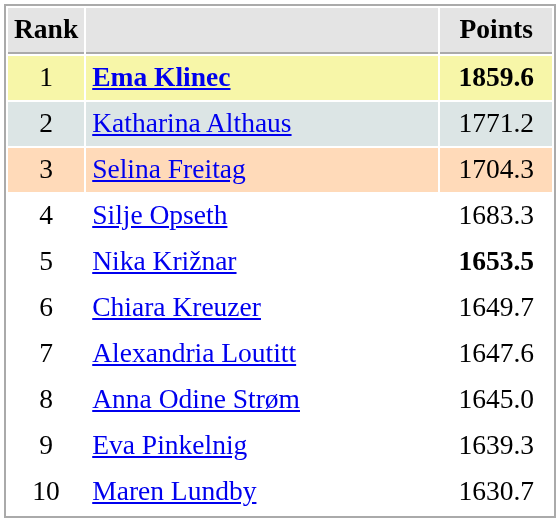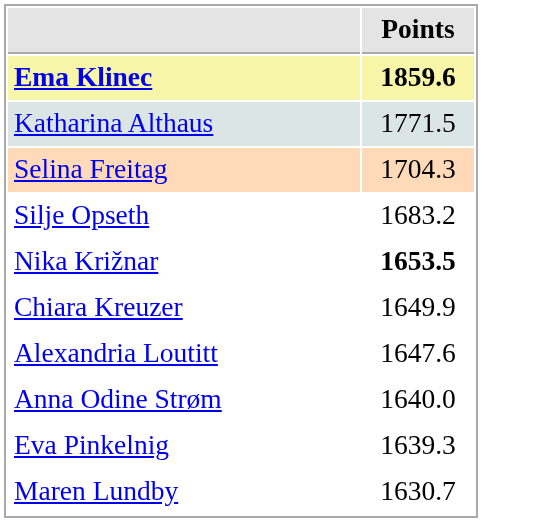- column: (46, 29)
(496, 123) 1771.2 -> (418, 123) 1771.5
(496, 215) 1683.3 -> (418, 215) 1683.2
(496, 307) 1649.7 -> (418, 307) 1649.9
(496, 399) 1645.0 -> (418, 399) 1640.0
